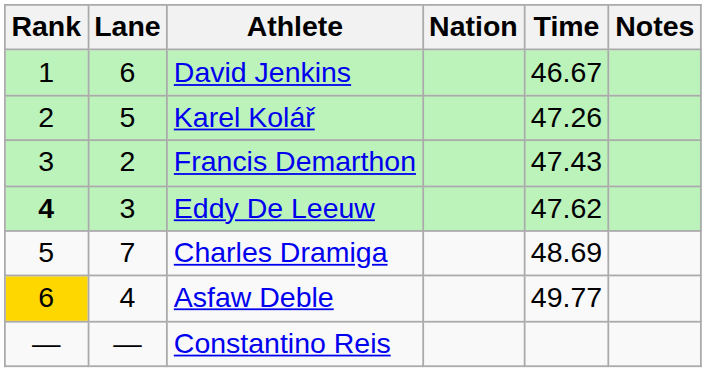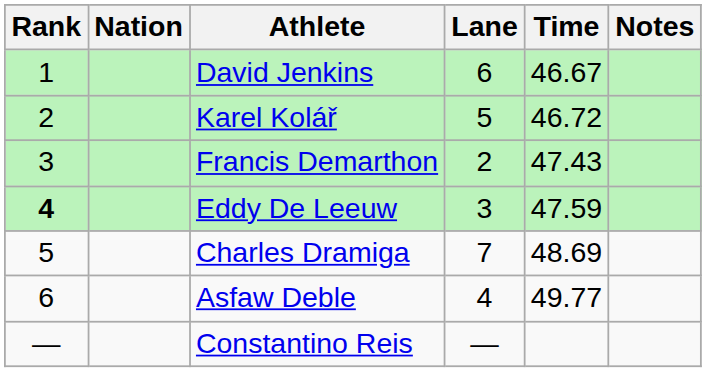columns swapped: (127, 27) <-> (473, 27)
(566, 117) 47.26 -> (566, 117) 46.72
(566, 207) 47.62 -> (566, 207) 47.59
(46, 298) gold background -> (46, 298) no background
